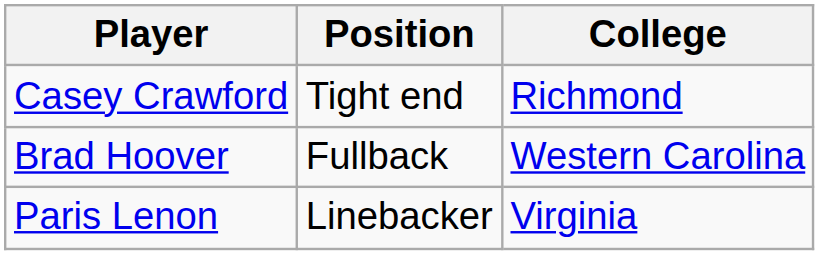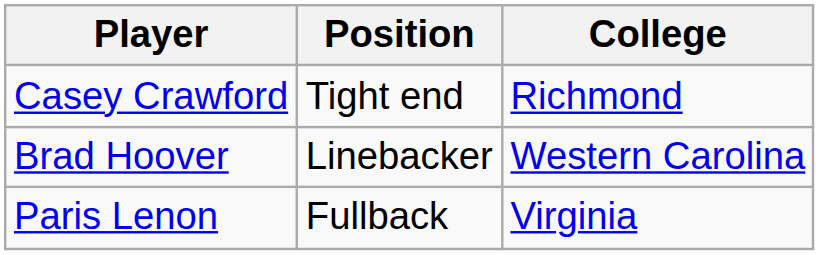(377, 156) Fullback -> (399, 156) Linebacker
(399, 216) Linebacker -> (377, 216) Fullback
